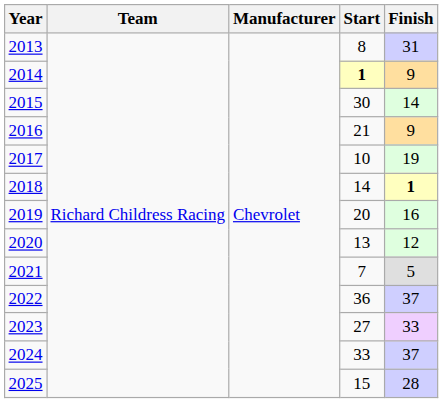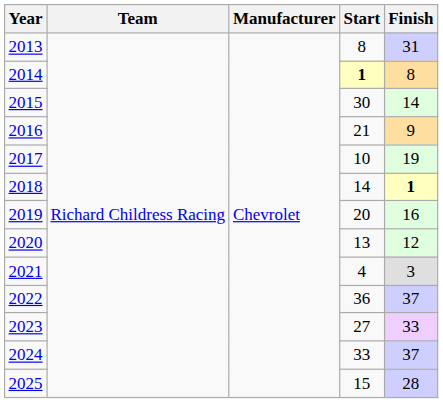(411, 74) 9 -> (411, 74) 8
(362, 271) 7 -> (362, 271) 4
(411, 271) 5 -> (411, 271) 3
